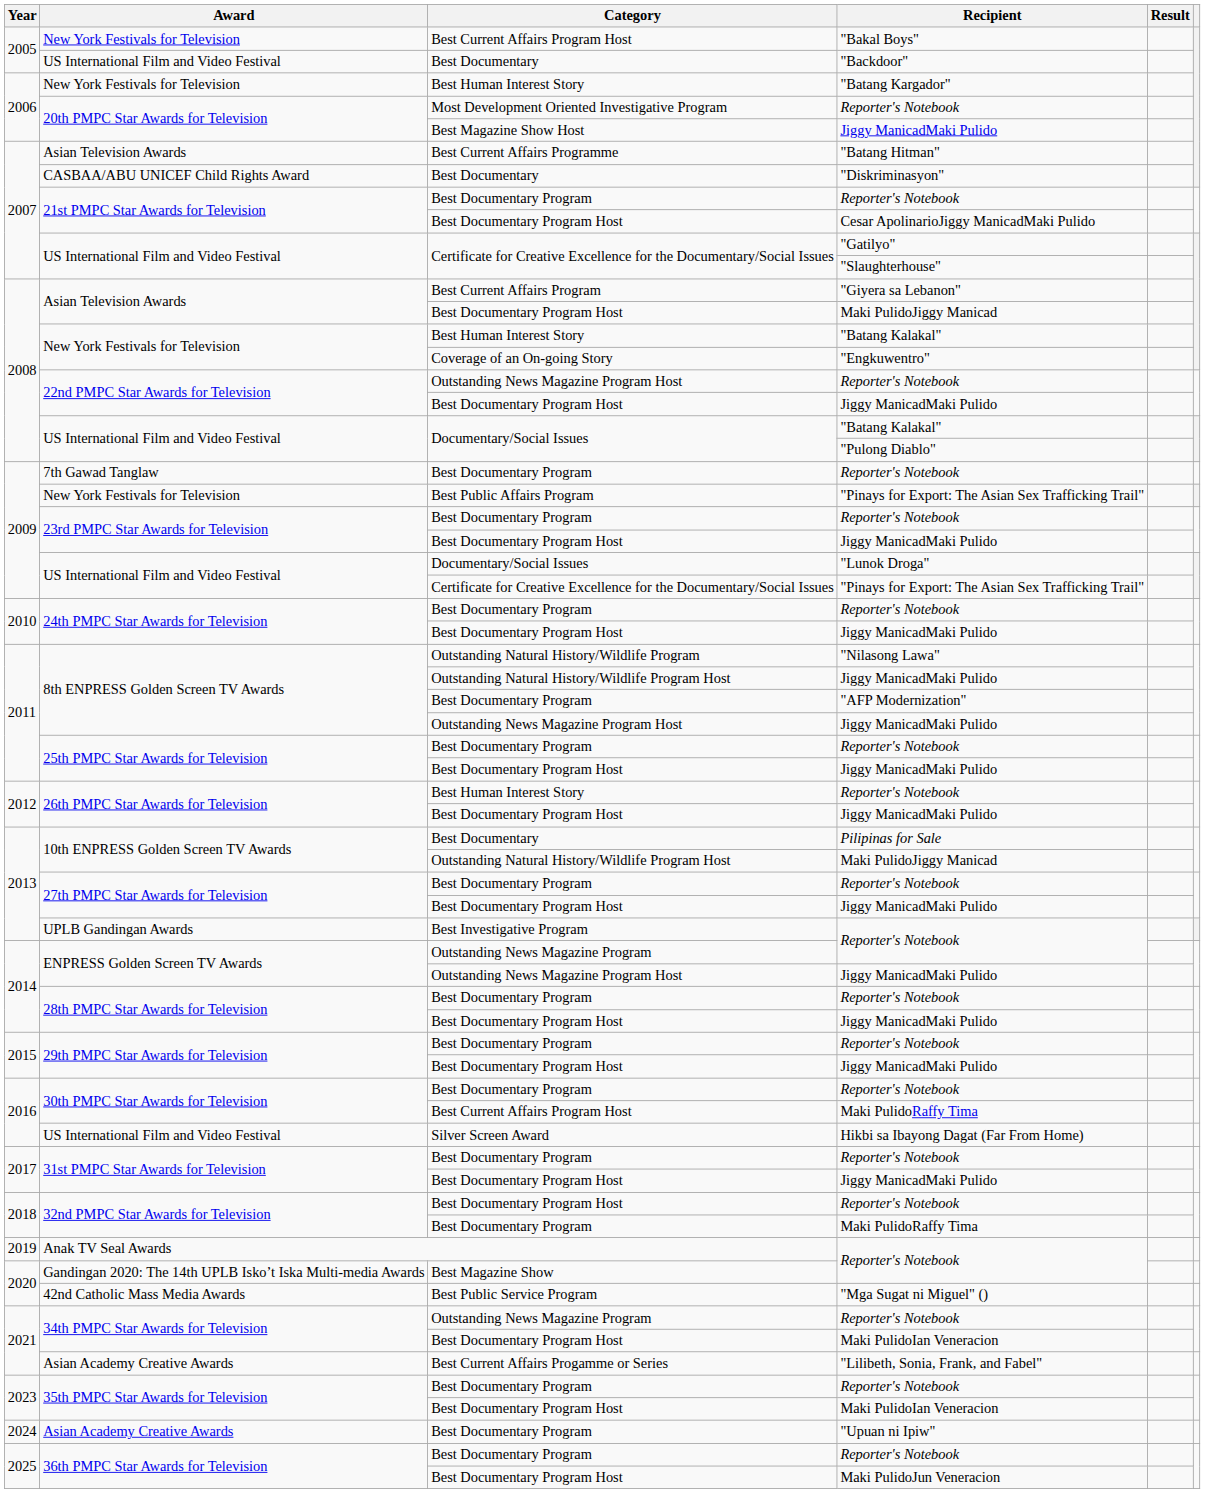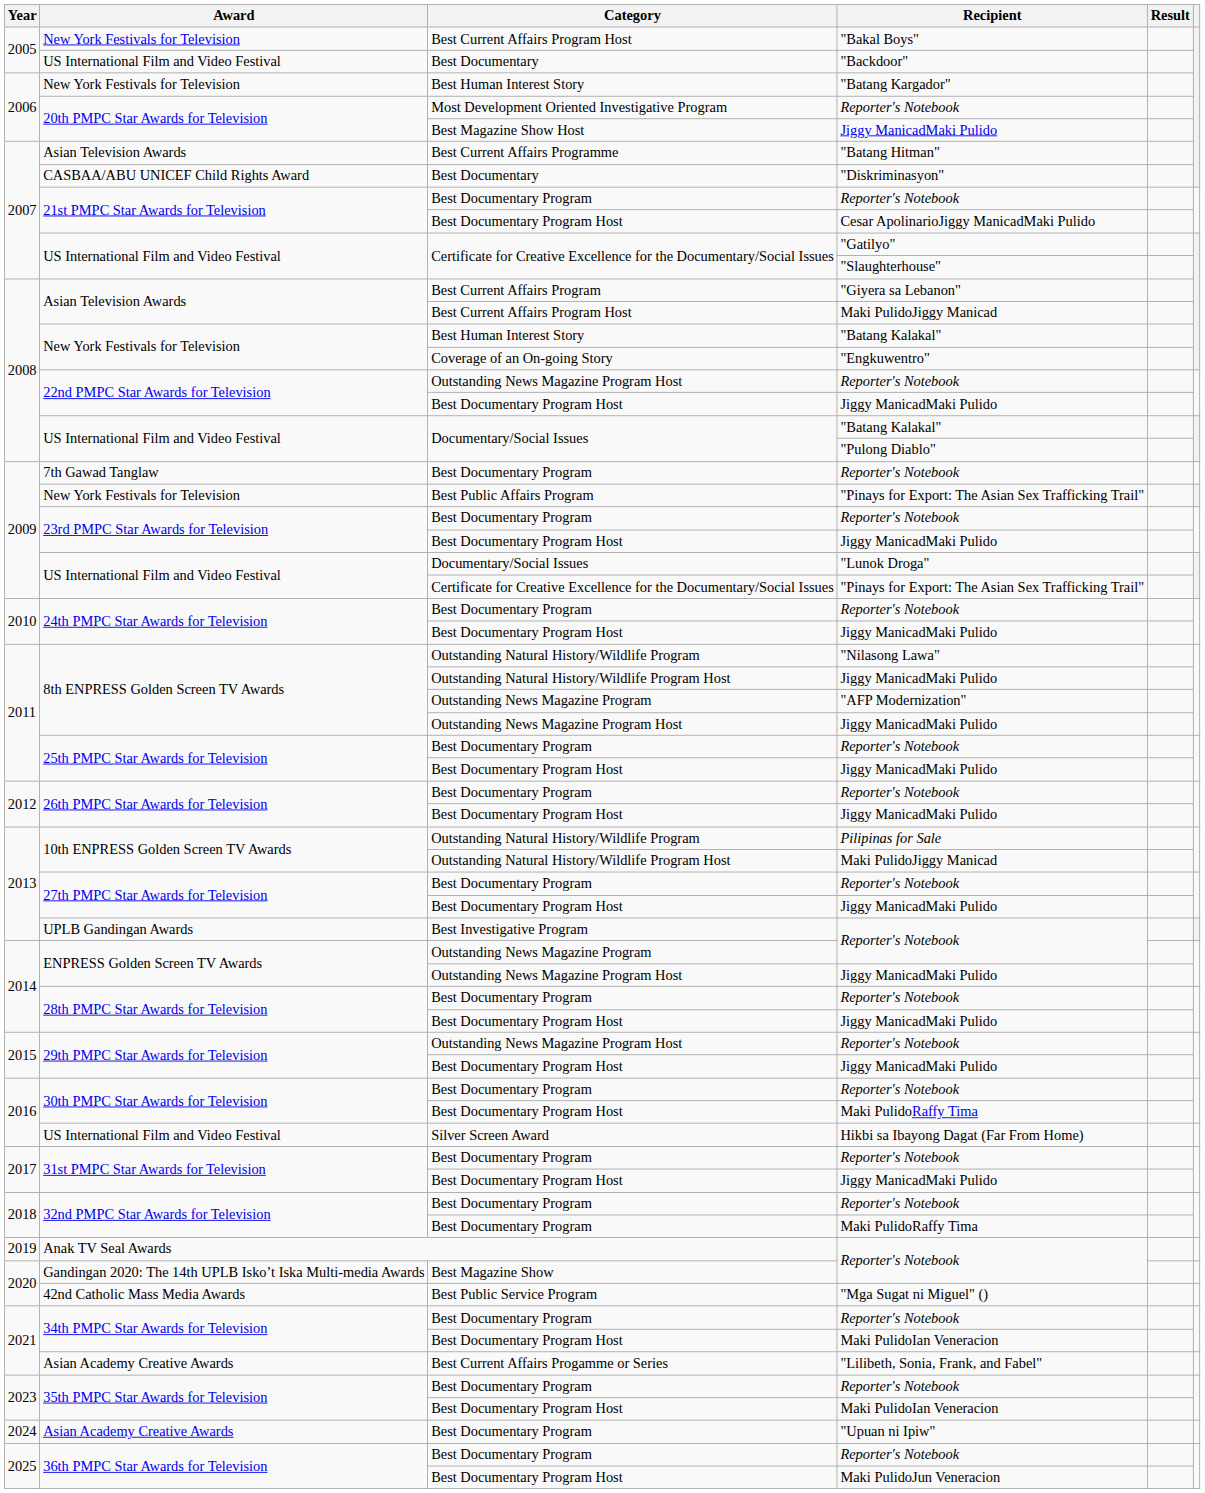(527, 312) Best Documentary Program Host -> (531, 312) Best Current Affairs Program Host
(512, 701) Best Documentary Program -> (541, 701) Outstanding News Magazine Program
(508, 792) Best Human Interest Story -> (512, 792) Best Documentary Program
(485, 838) Best Documentary -> (565, 838) Outstanding Natural History/Wildlife Program
(512, 1043) Best Documentary Program -> (557, 1043) Outstanding News Magazine Program Host
(531, 1112) Best Current Affairs Program Host -> (527, 1112) Best Documentary Program Host
(527, 1203) Best Documentary Program Host -> (512, 1203) Best Documentary Program
(541, 1317) Outstanding News Magazine Program -> (512, 1317) Best Documentary Program
